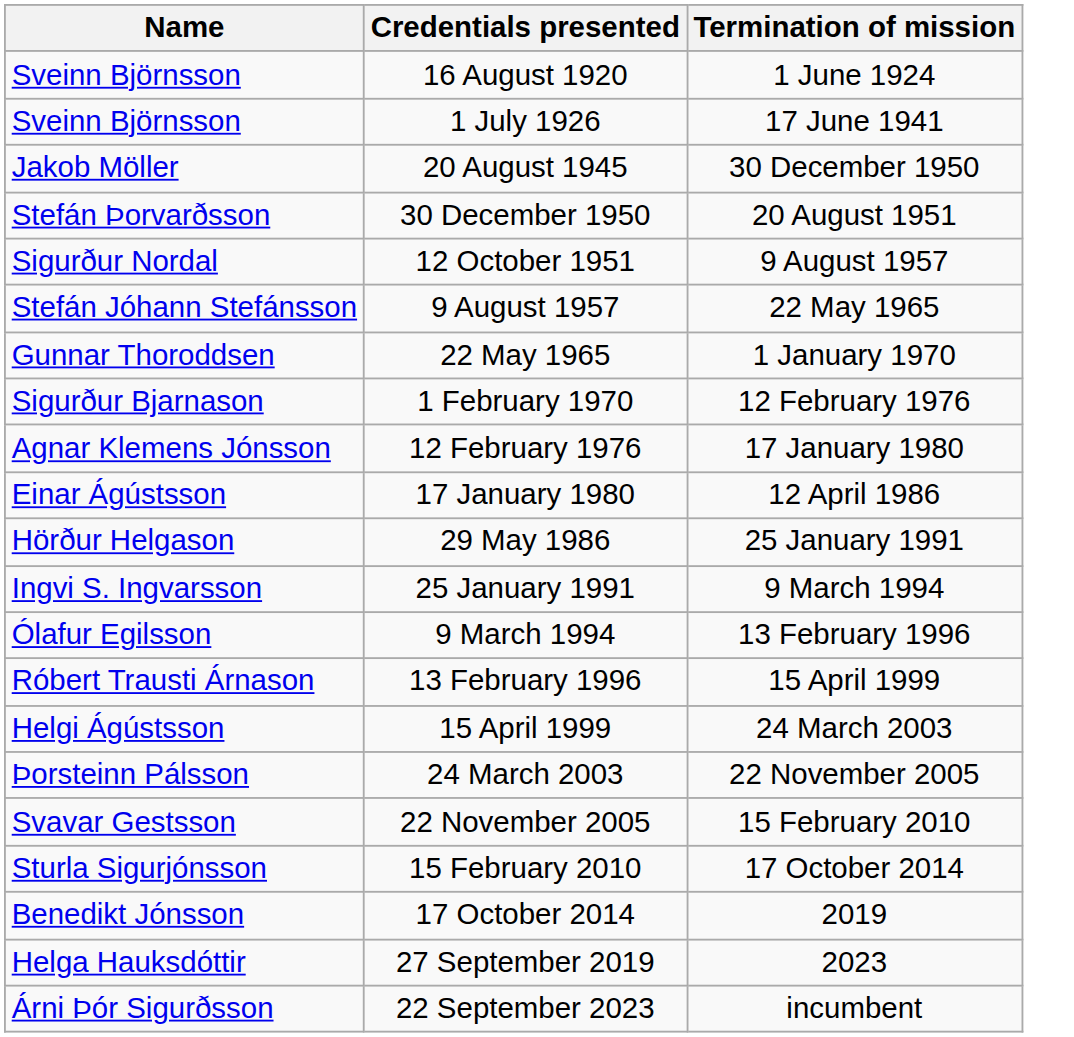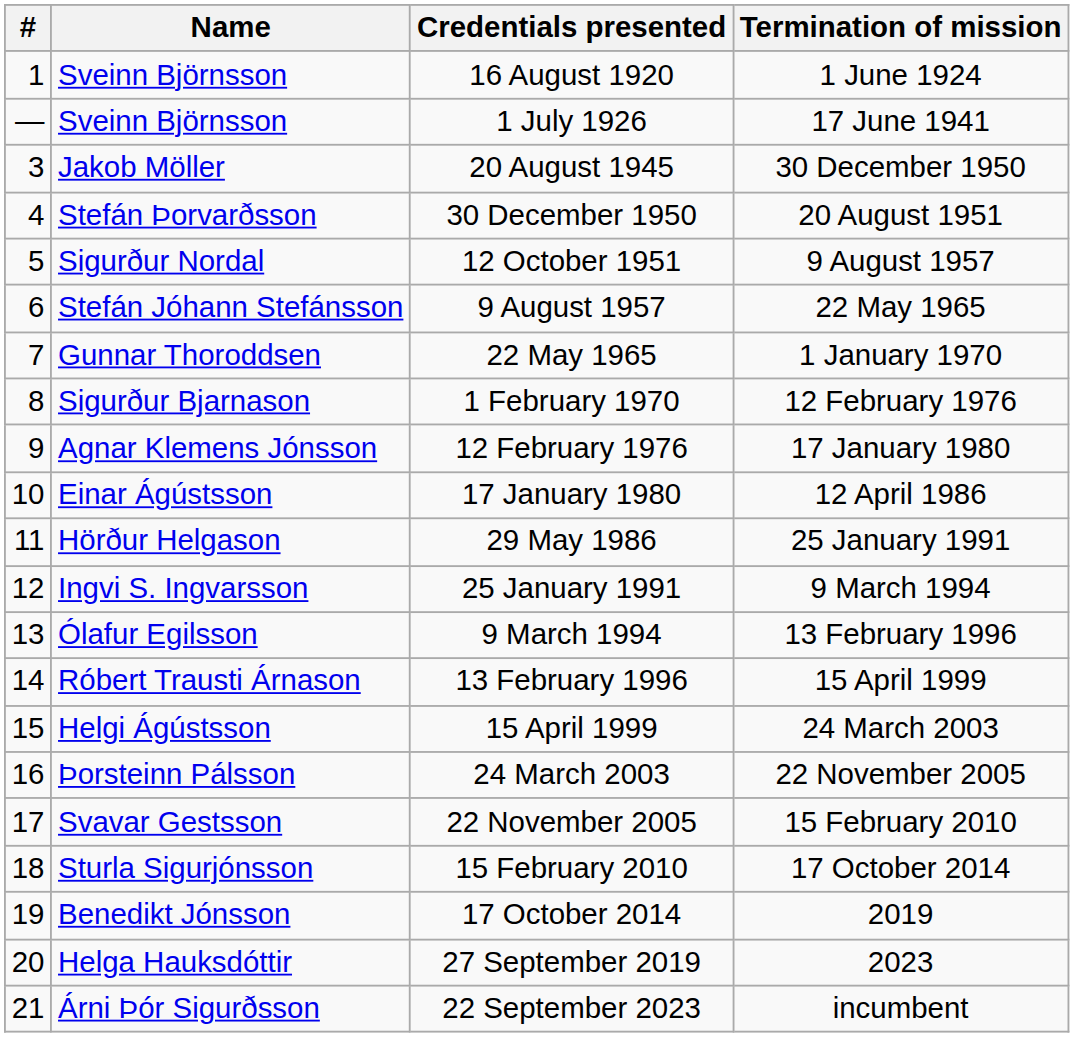+ column: (28, 27)
